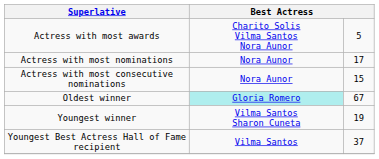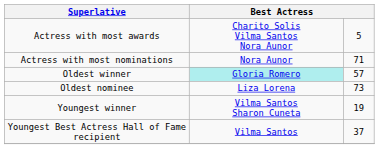(359, 60) 17 -> (359, 60) 71
- row: (97, 79)
(359, 98) 67 -> (359, 74) 57
+ row: (97, 88)
